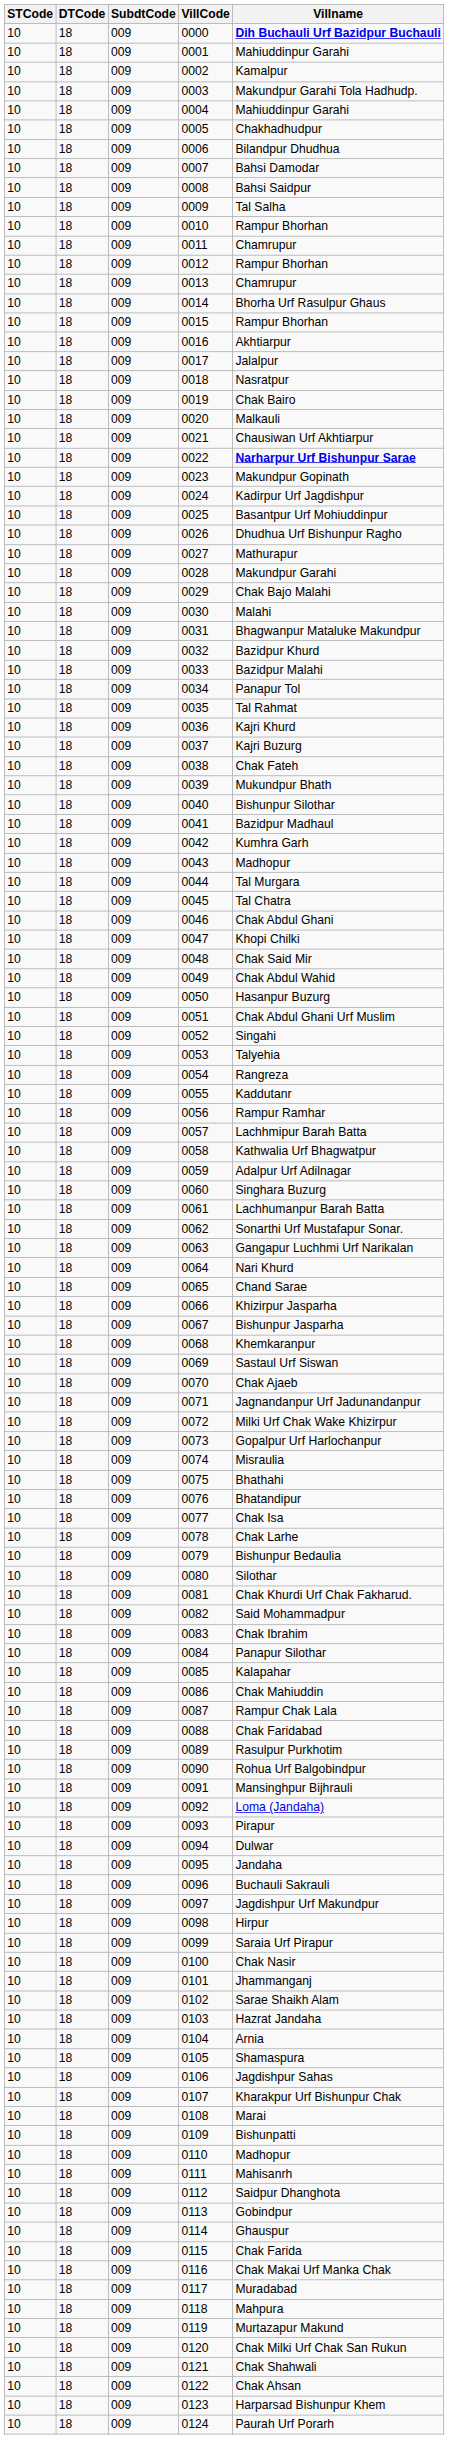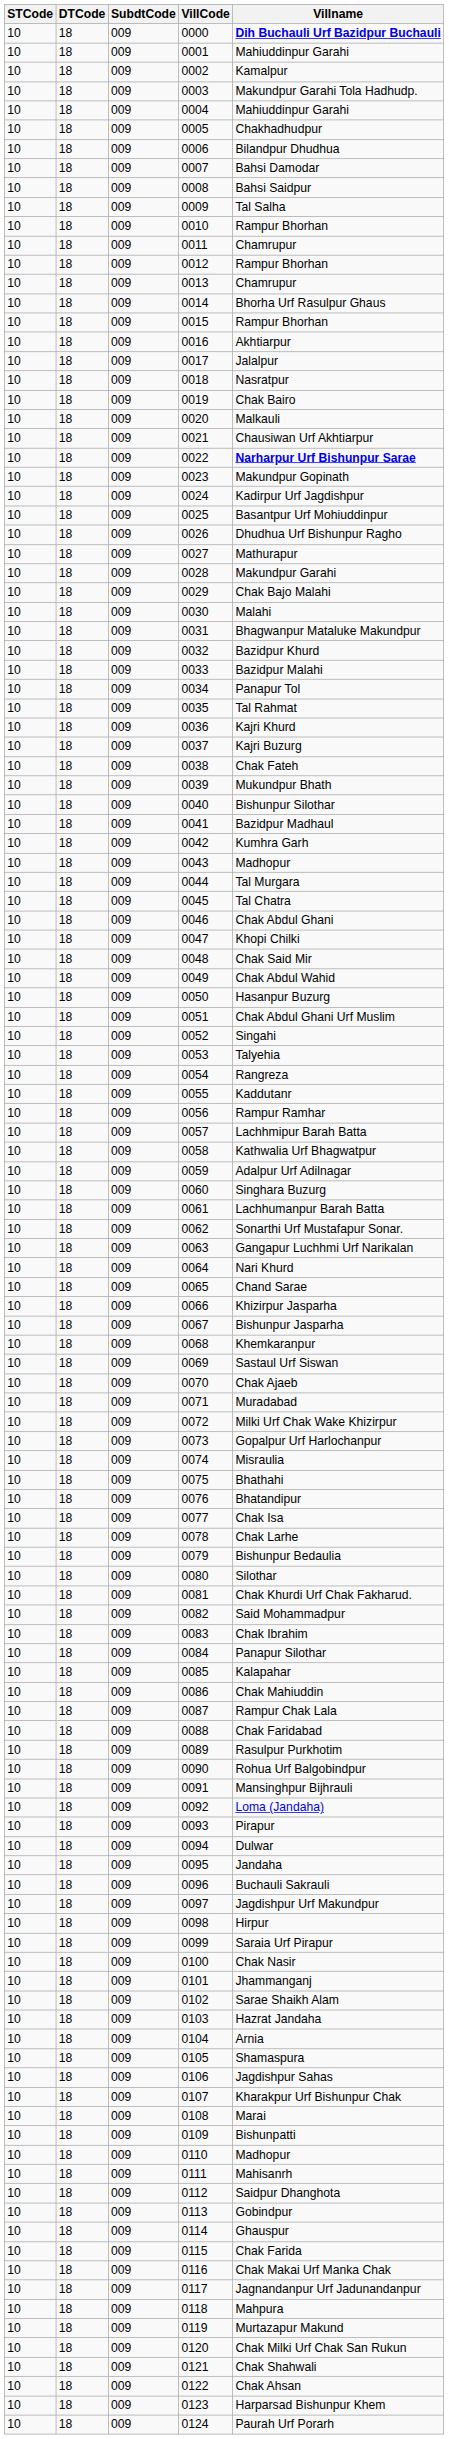(328, 1402) Jagnandanpur Urf Jadunandanpur -> (266, 1402) Muradabad
(266, 2289) Muradabad -> (328, 2289) Jagnandanpur Urf Jadunandanpur
